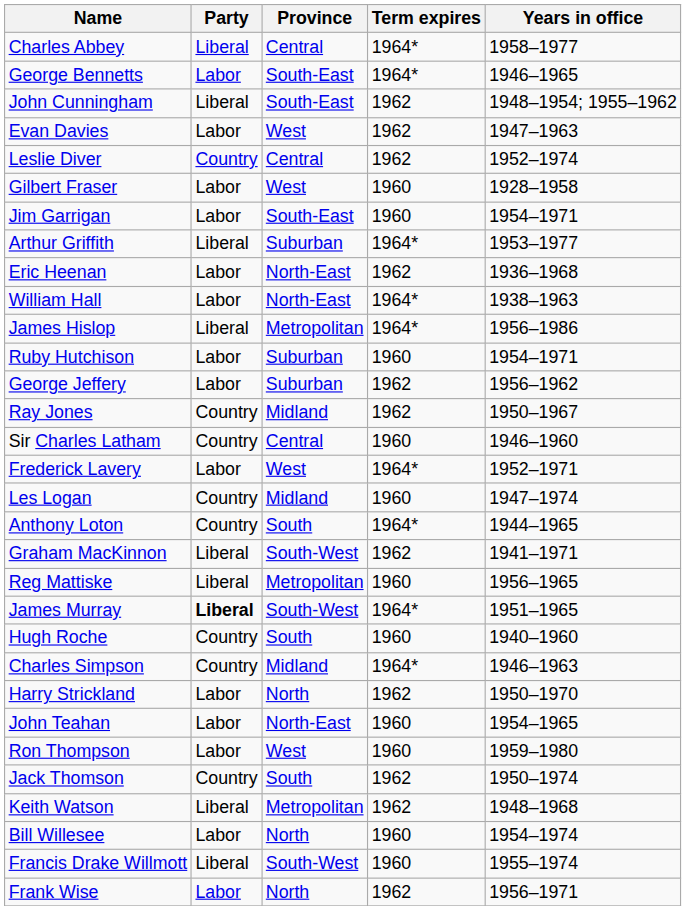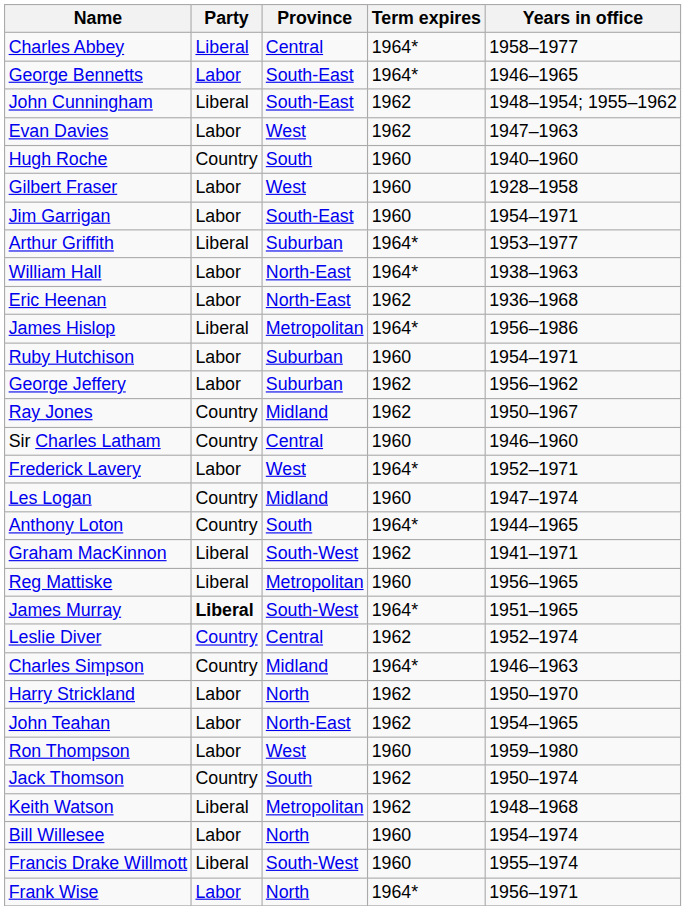rows swapped: (55, 159) <-> (58, 638)
rows swapped: (55, 300) <-> (58, 272)
(391, 722) 1960 -> (391, 722) 1962
(391, 891) 1962 -> (395, 891) 1964*
